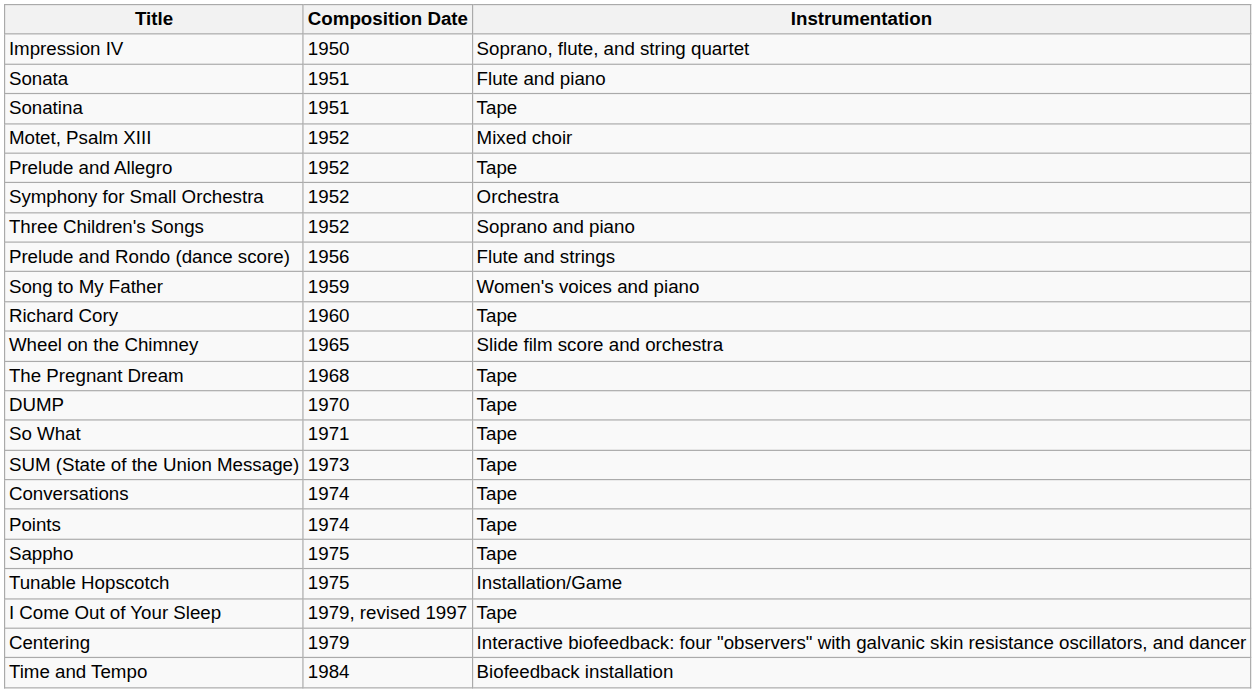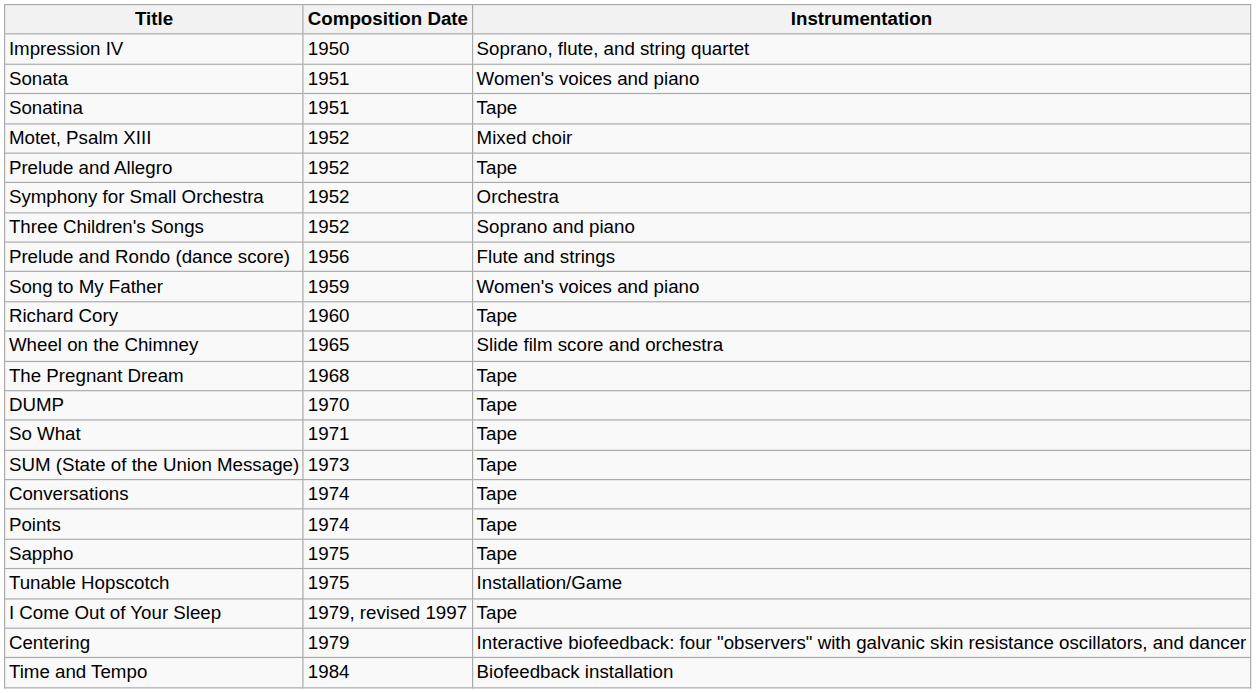(541, 78) Flute and piano -> (588, 78) Women's voices and piano
